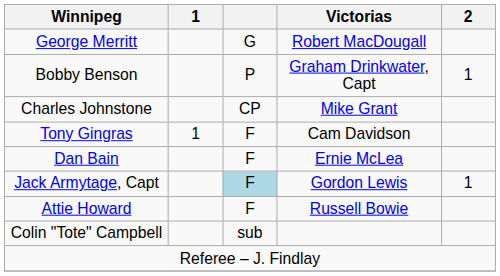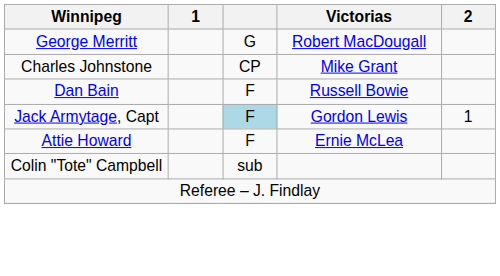- row: (86, 75)
- row: (86, 134)
(359, 158) Ernie McLea -> (359, 91) Russell Bowie
(359, 208) Russell Bowie -> (359, 141) Ernie McLea
